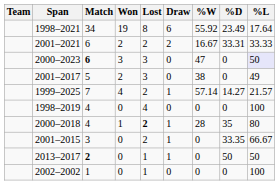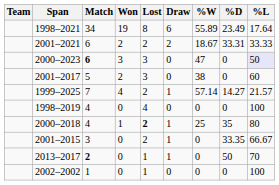(206, 28) 55.92 -> (206, 28) 55.89
(206, 44) 16.67 -> (206, 44) 18.67
(255, 76) 49 -> (255, 76) 60
(200, 124) 28 -> (200, 124) 25
(255, 156) 50 -> (255, 156) 70
